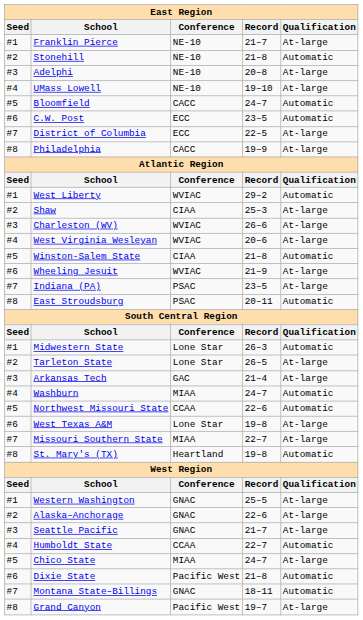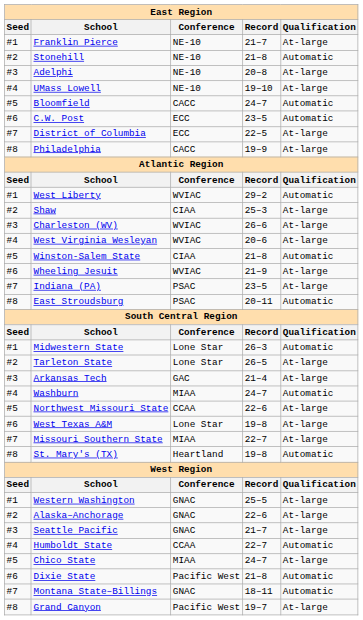(308, 409) Automatic -> (305, 409) At-large
